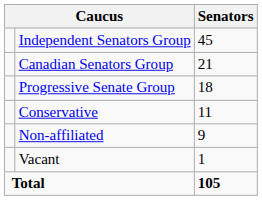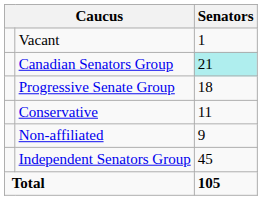rows swapped: (105, 40) <-> (39, 159)
(205, 64) no background -> (205, 64) paleturquoise background
